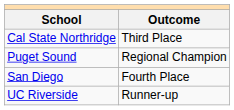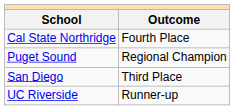(152, 38) Third Place -> (155, 38) Fourth Place
(155, 76) Fourth Place -> (152, 76) Third Place
